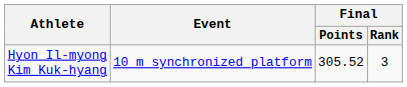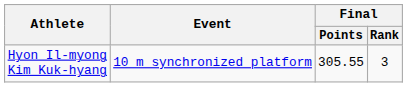(341, 63) 305.52 -> (341, 63) 305.55
